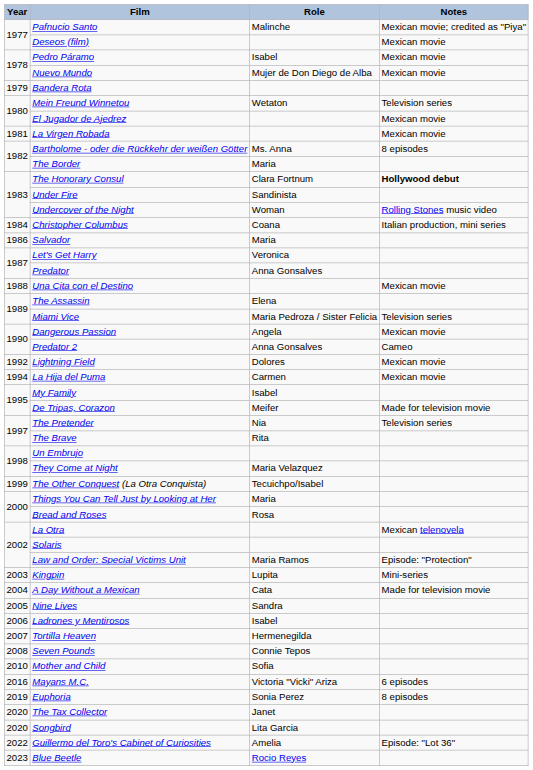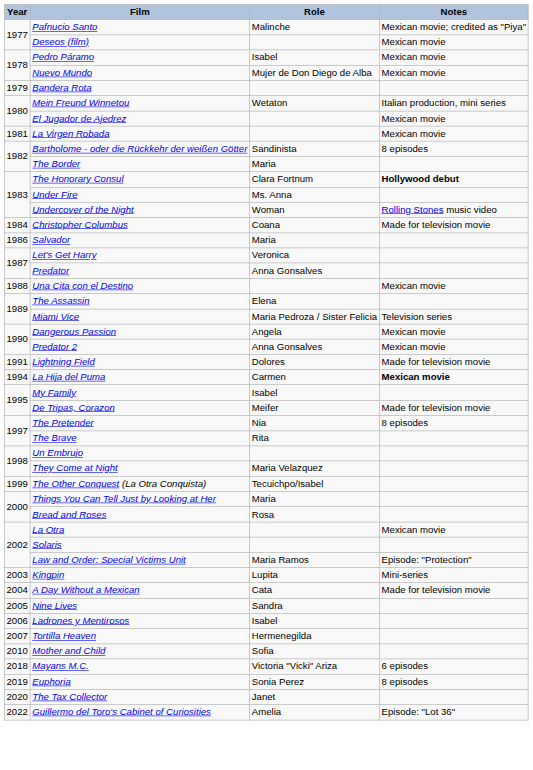(417, 103) Television series -> (444, 103) Italian production, mini series
(272, 149) Ms. Anna -> (274, 149) Sandinista
(274, 194) Sandinista -> (272, 194) Ms. Anna
(444, 225) Italian production, mini series -> (436, 225) Made for television movie
(397, 347) Cameo -> (414, 347) Mexican movie
(17, 362) 1992 -> (17, 362) 1991
(414, 362) Mexican movie -> (436, 362) Made for television movie
(414, 377) normal -> (416, 377) bold
(417, 423) Television series -> (405, 423) 8 episodes
(423, 529) Mexican telenovela -> (414, 529) Mexican movie
- row: (64, 651)
(17, 682) 2016 -> (17, 666) 2018
- row: (52, 727)
- row: (57, 758)
